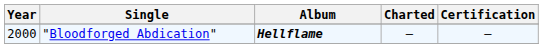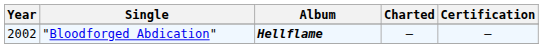(22, 34) 2000 -> (22, 34) 2002
